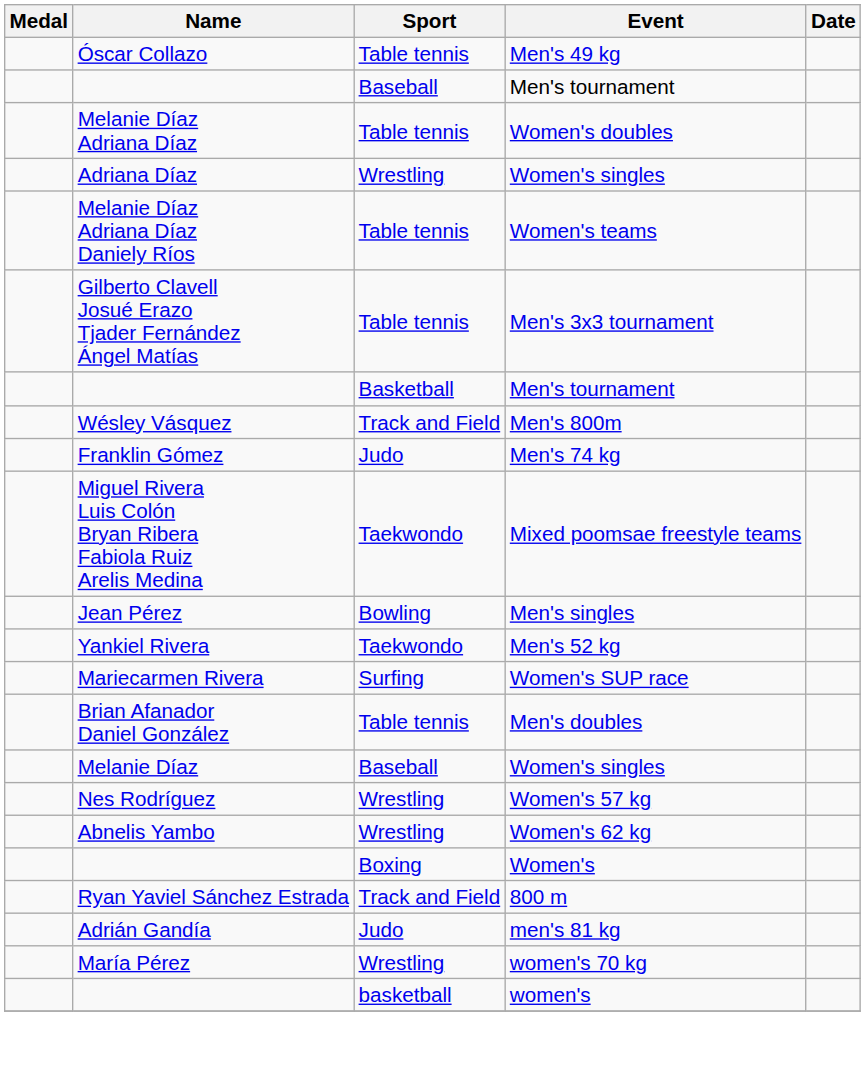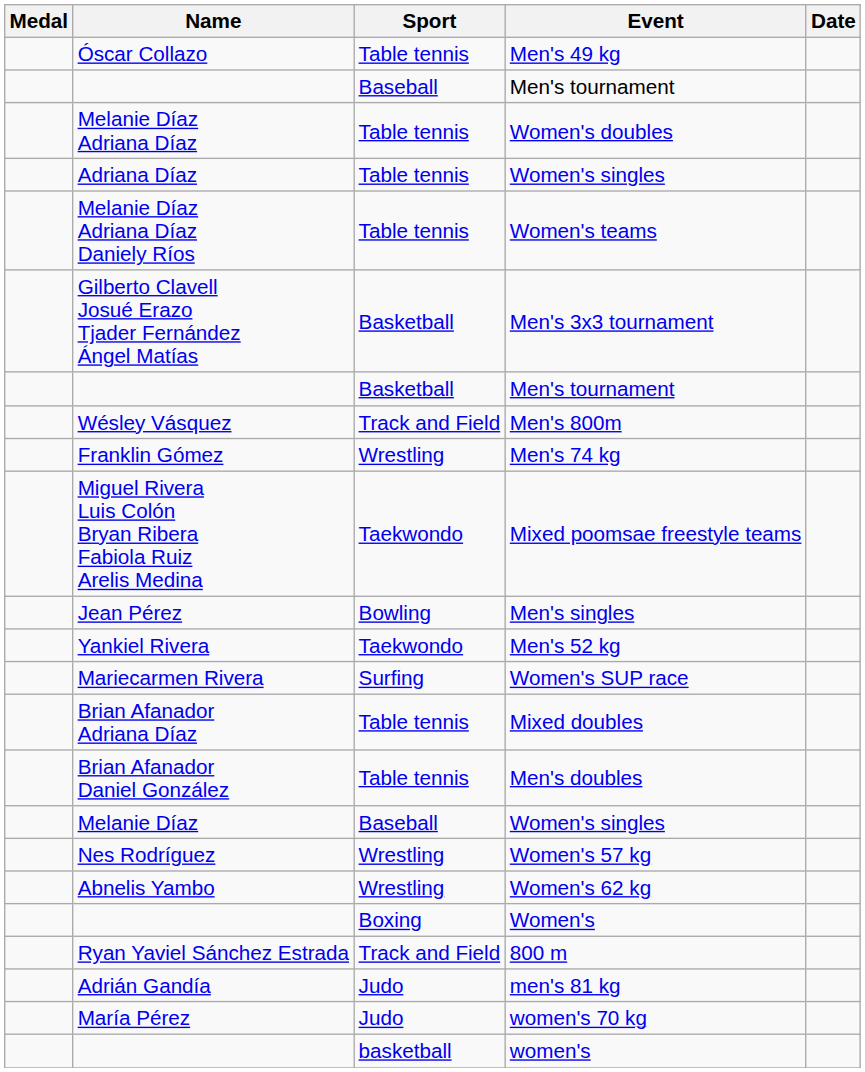(401, 175) Wrestling -> (414, 175) Table tennis
(414, 322) Table tennis -> (406, 322) Basketball
(381, 454) Judo -> (401, 454) Wrestling
+ row: (146, 722)
(401, 963) Wrestling -> (381, 1019) Judo
